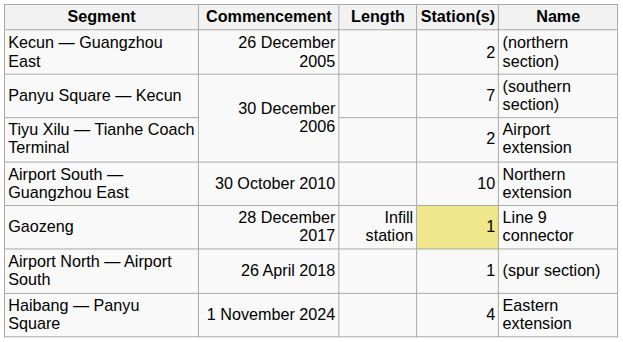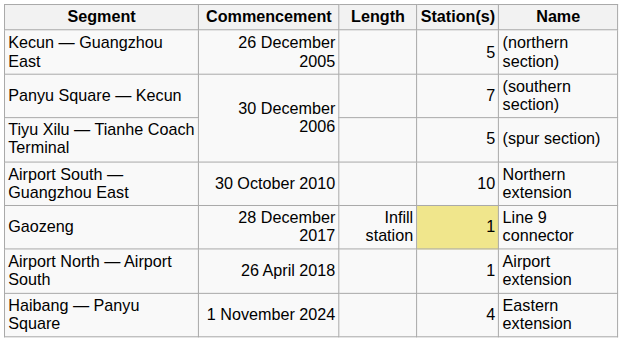(491, 52) 2 -> (491, 52) 5
(491, 139) 2 -> (491, 139) 5
(537, 139) Airport extension -> (552, 139) (spur section)
(552, 271) (spur section) -> (537, 271) Airport extension
